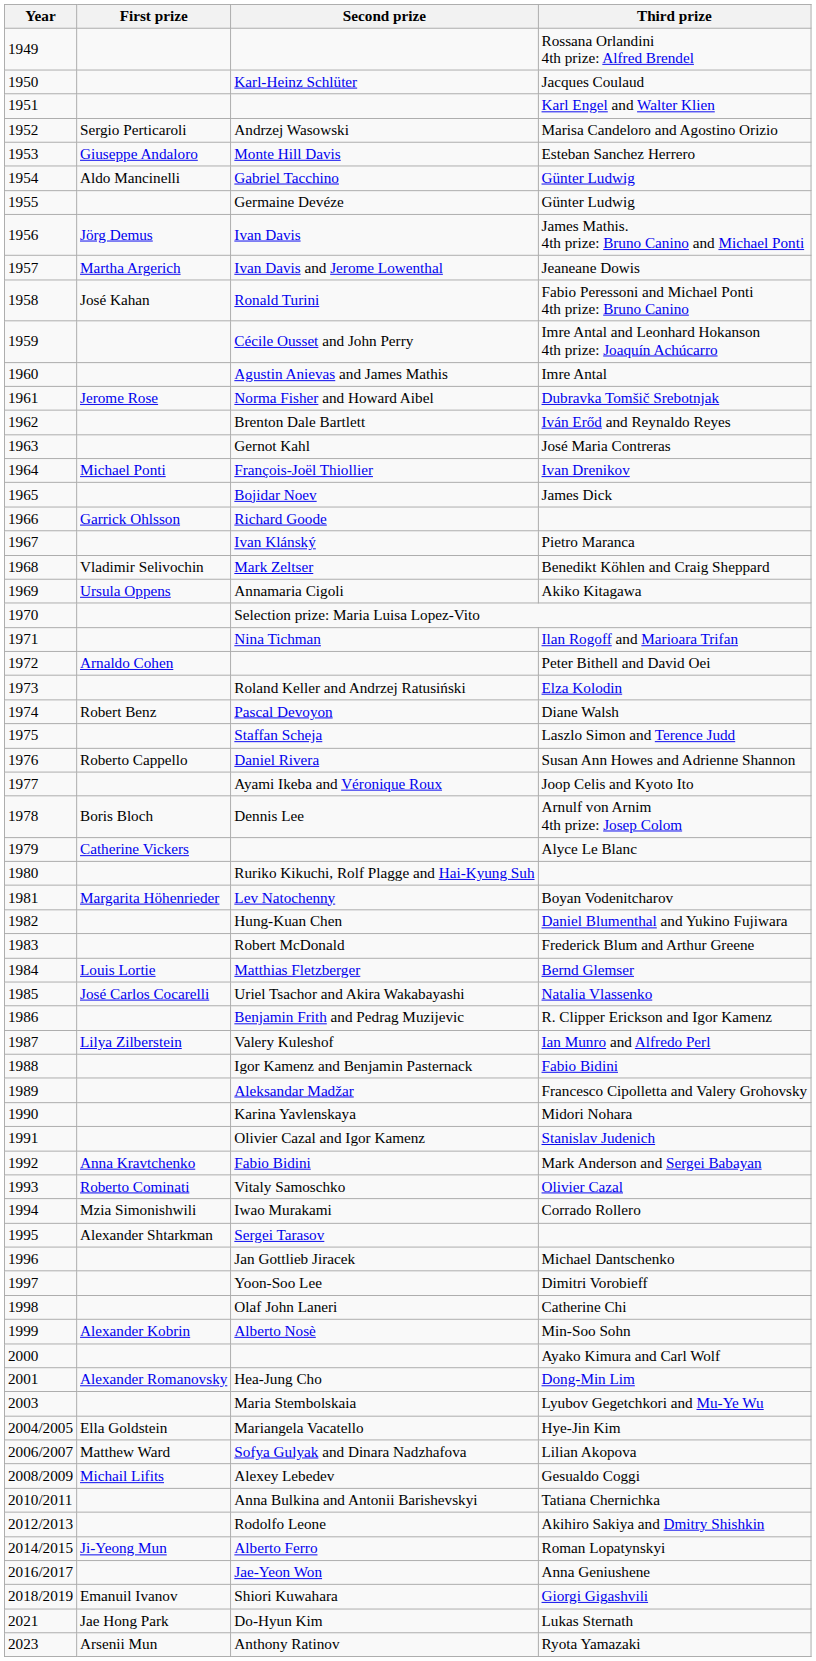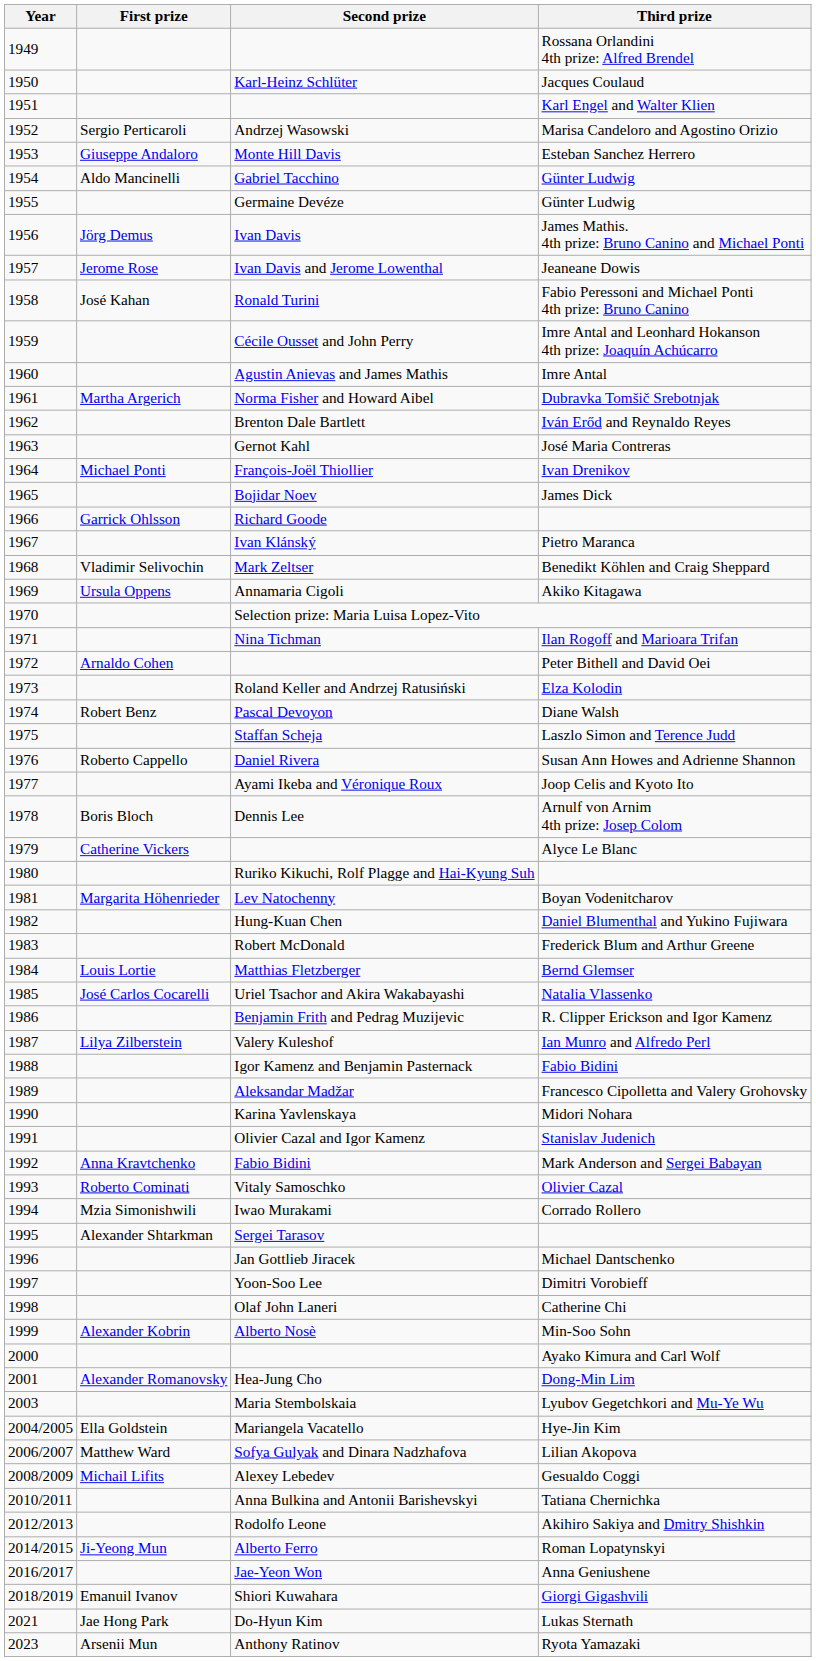(130, 267) Martha Argerich -> (119, 267) Jerome Rose
(119, 398) Jerome Rose -> (130, 398) Martha Argerich
